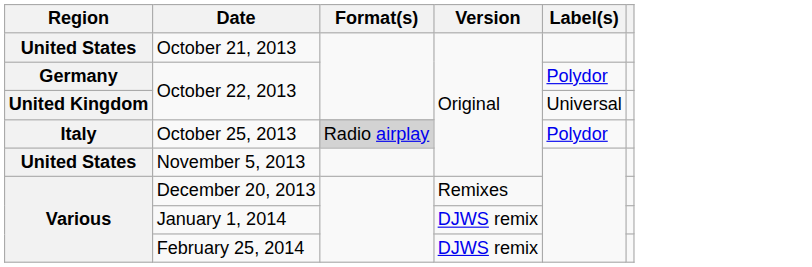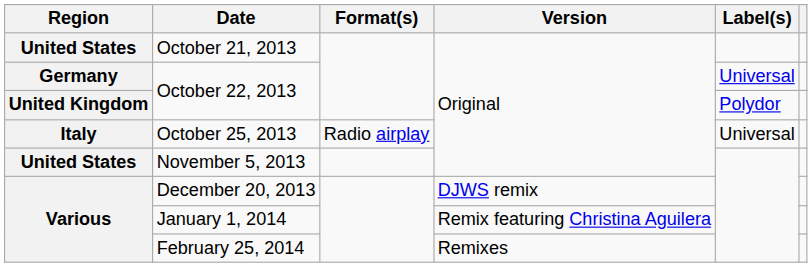(577, 76) Polydor -> (757, 76) Universal
(584, 104) Universal -> (750, 104) Polydor
(377, 133) lightgrey background -> (377, 133) no background
(577, 133) Polydor -> (757, 133) Universal
(473, 190) Remixes -> (488, 190) DJWS remix
(488, 219) DJWS remix -> (574, 219) Remix featuring Christina Aguilera
(488, 248) DJWS remix -> (473, 248) Remixes
